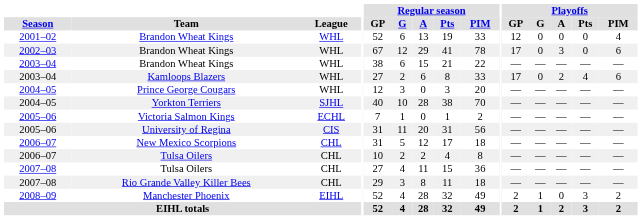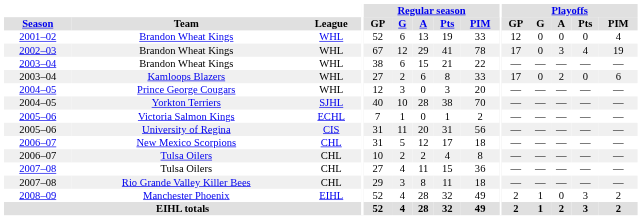(585, 50) 0 -> (585, 50) 4
(618, 50) 6 -> (618, 50) 19
(585, 76) 4 -> (585, 76) 0
